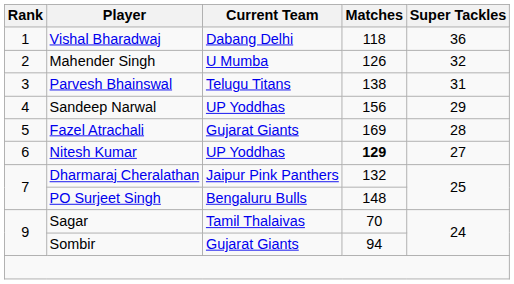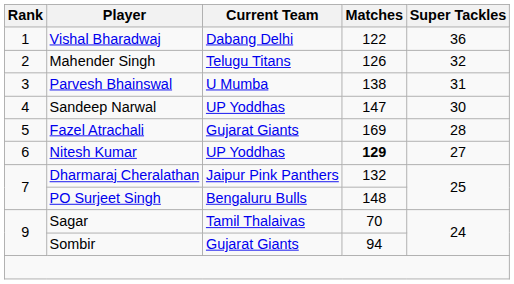(374, 38) 118 -> (374, 38) 122
(237, 61) U Mumba -> (248, 61) Telugu Titans
(248, 84) Telugu Titans -> (237, 84) U Mumba
(374, 107) 156 -> (374, 107) 147
(458, 107) 29 -> (458, 107) 30
